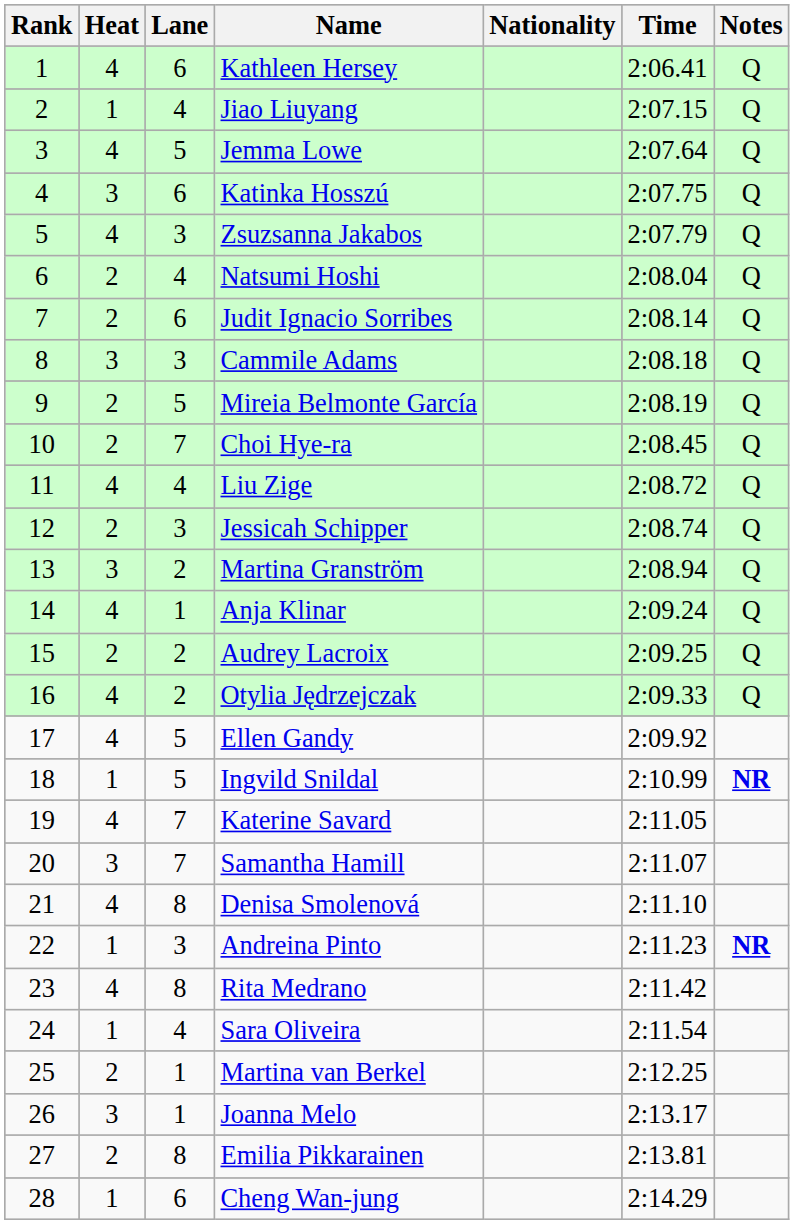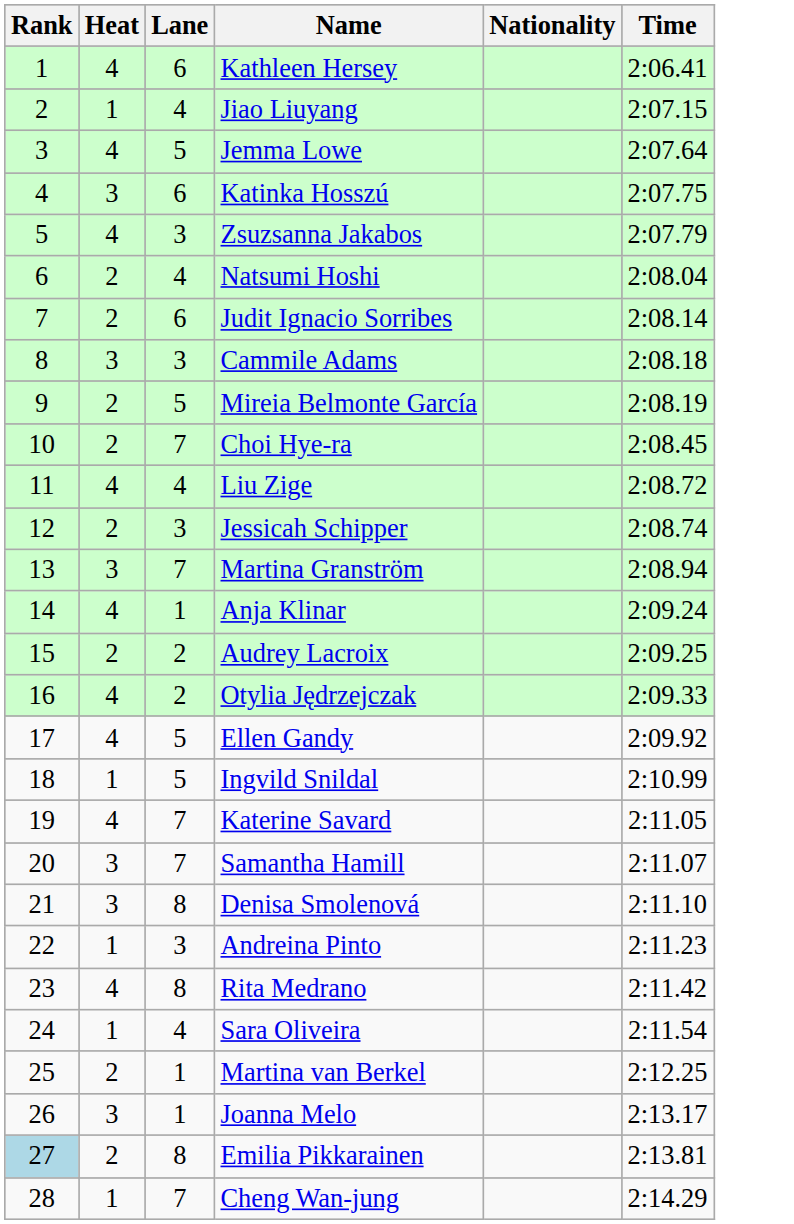- column: (751, 25)
(180, 569) 2 -> (180, 569) 7
(112, 904) 4 -> (112, 904) 3
(42, 1155) no background -> (42, 1155) lightblue background
(180, 1197) 6 -> (180, 1197) 7
